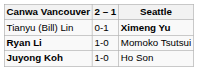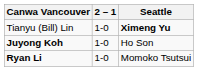(102, 27) 0-1 -> (102, 27) 1-0
rows swapped: (35, 58) <-> (24, 43)
